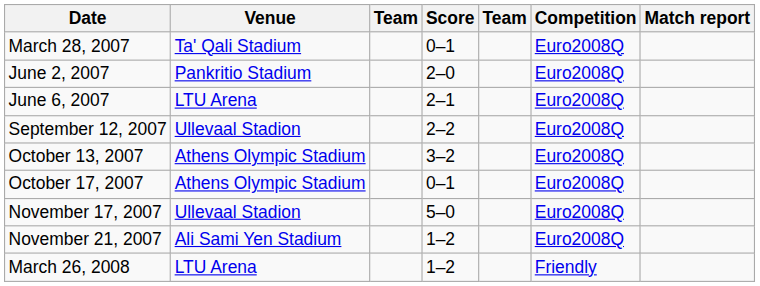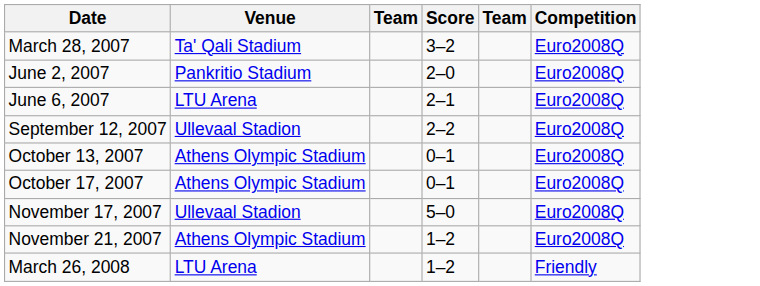- column: (697, 18)
(441, 45) 0–1 -> (441, 45) 3–2
(441, 156) 3–2 -> (441, 156) 0–1
(258, 239) Ali Sami Yen Stadium -> (270, 239) Athens Olympic Stadium
